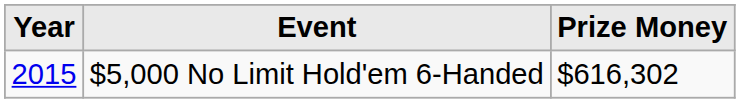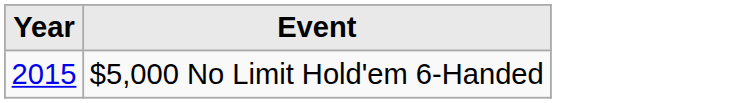- column: (642, 27)
